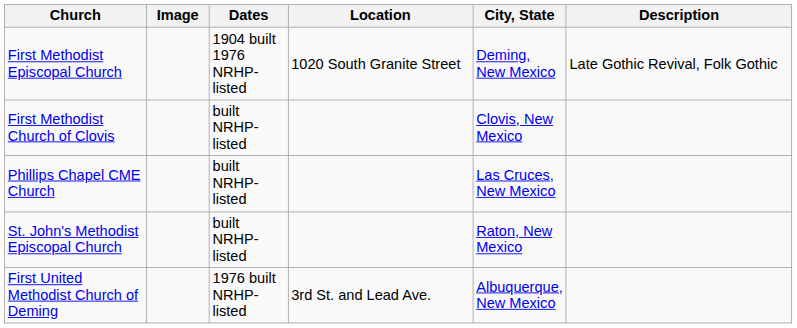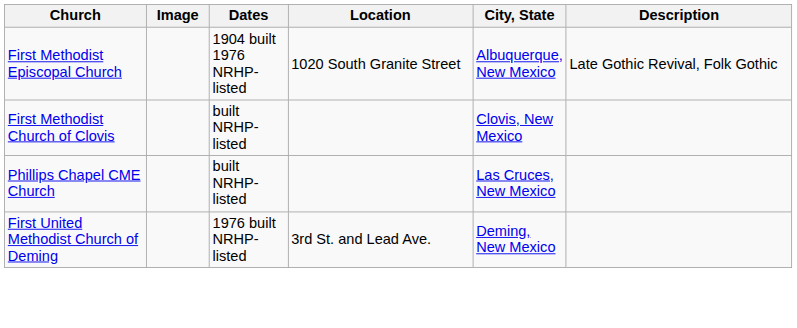(516, 63) Deming, New Mexico -> (520, 63) Albuquerque, New Mexico
- row: (73, 239)
(520, 295) Albuquerque, New Mexico -> (516, 239) Deming, New Mexico
